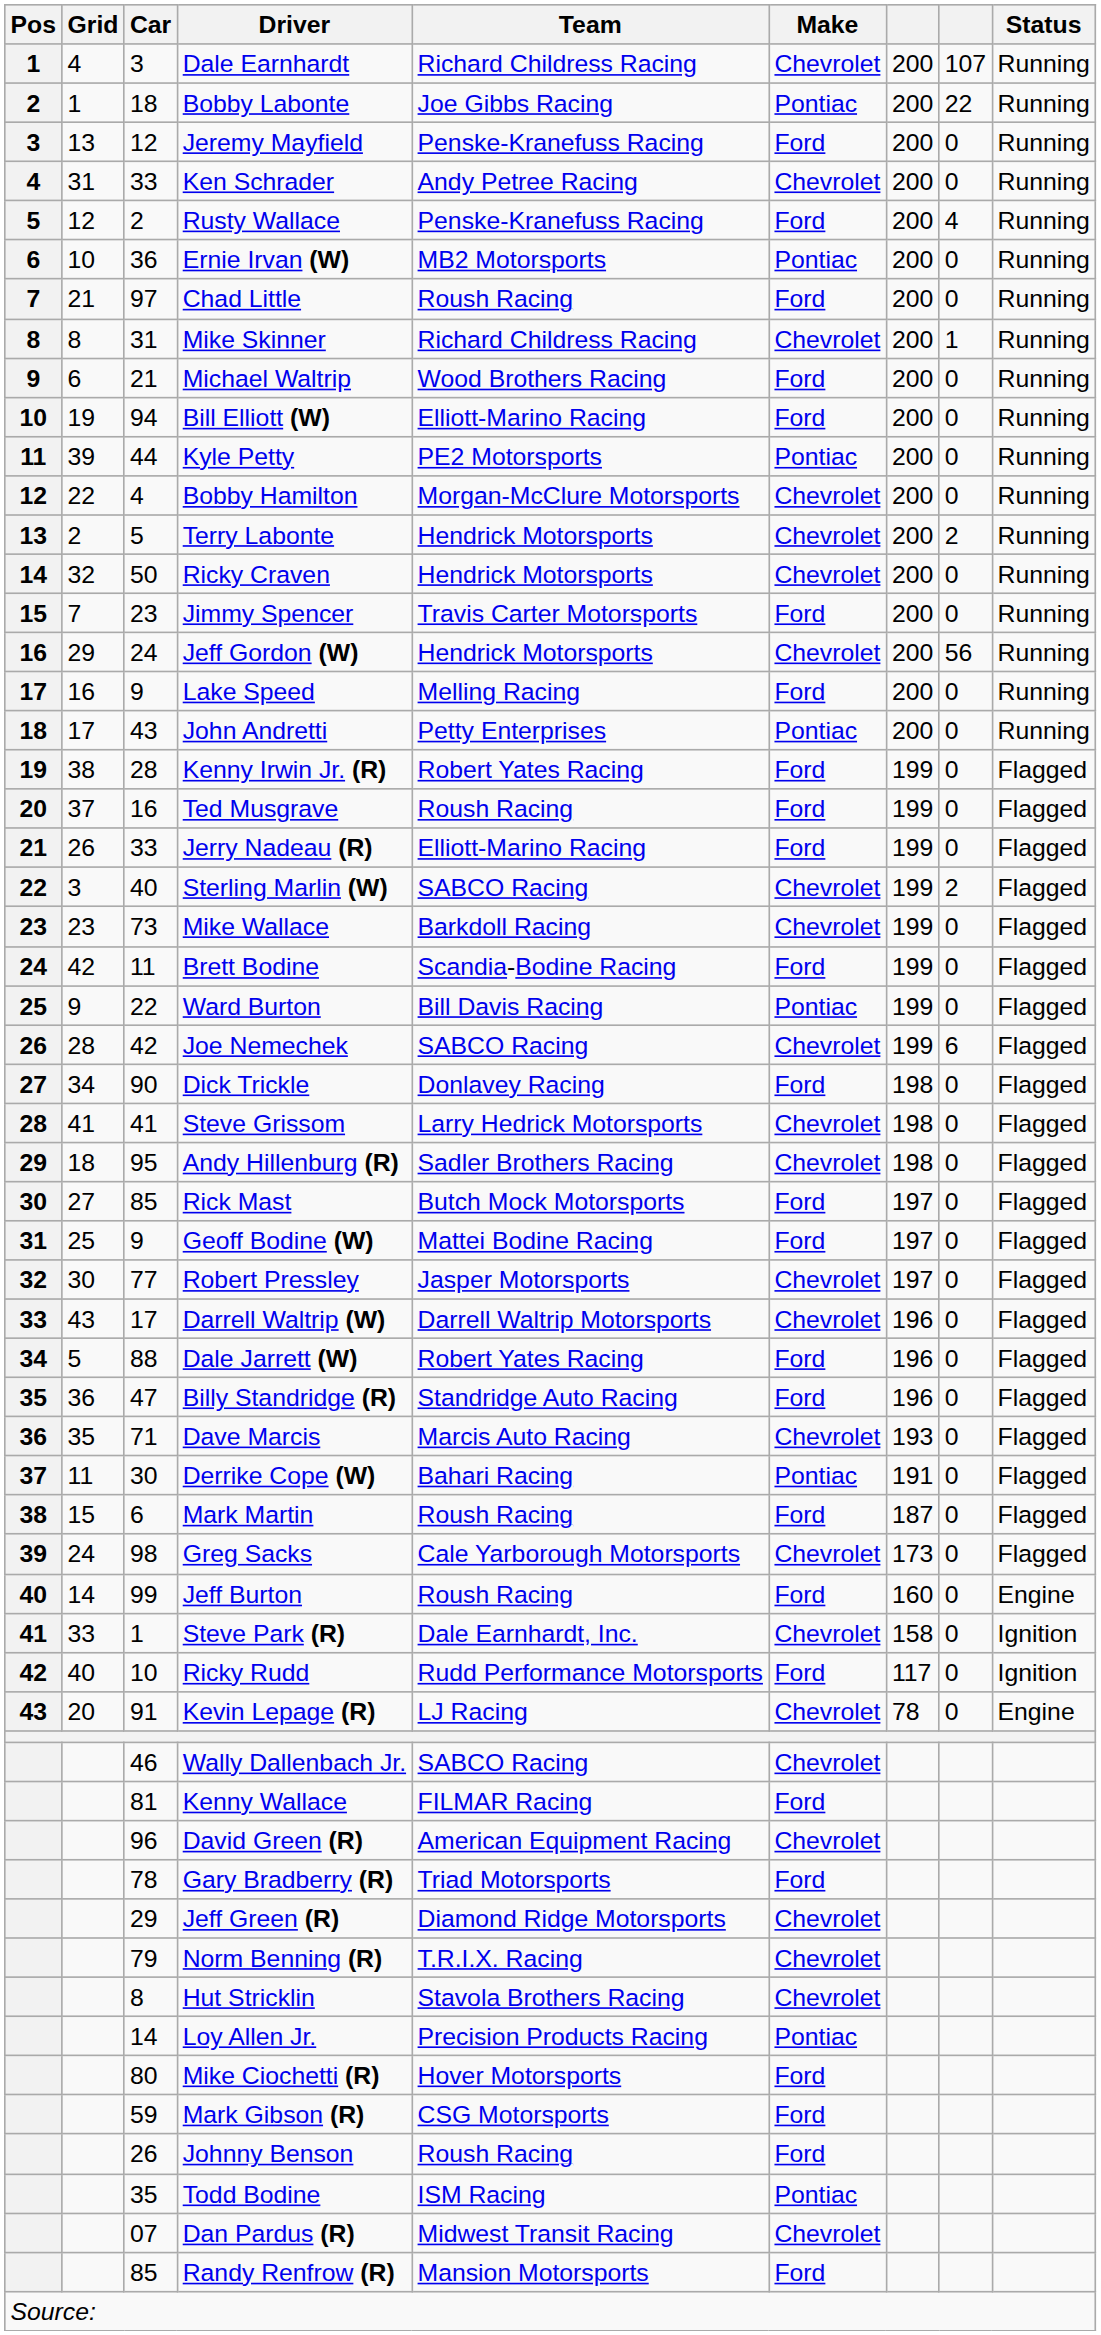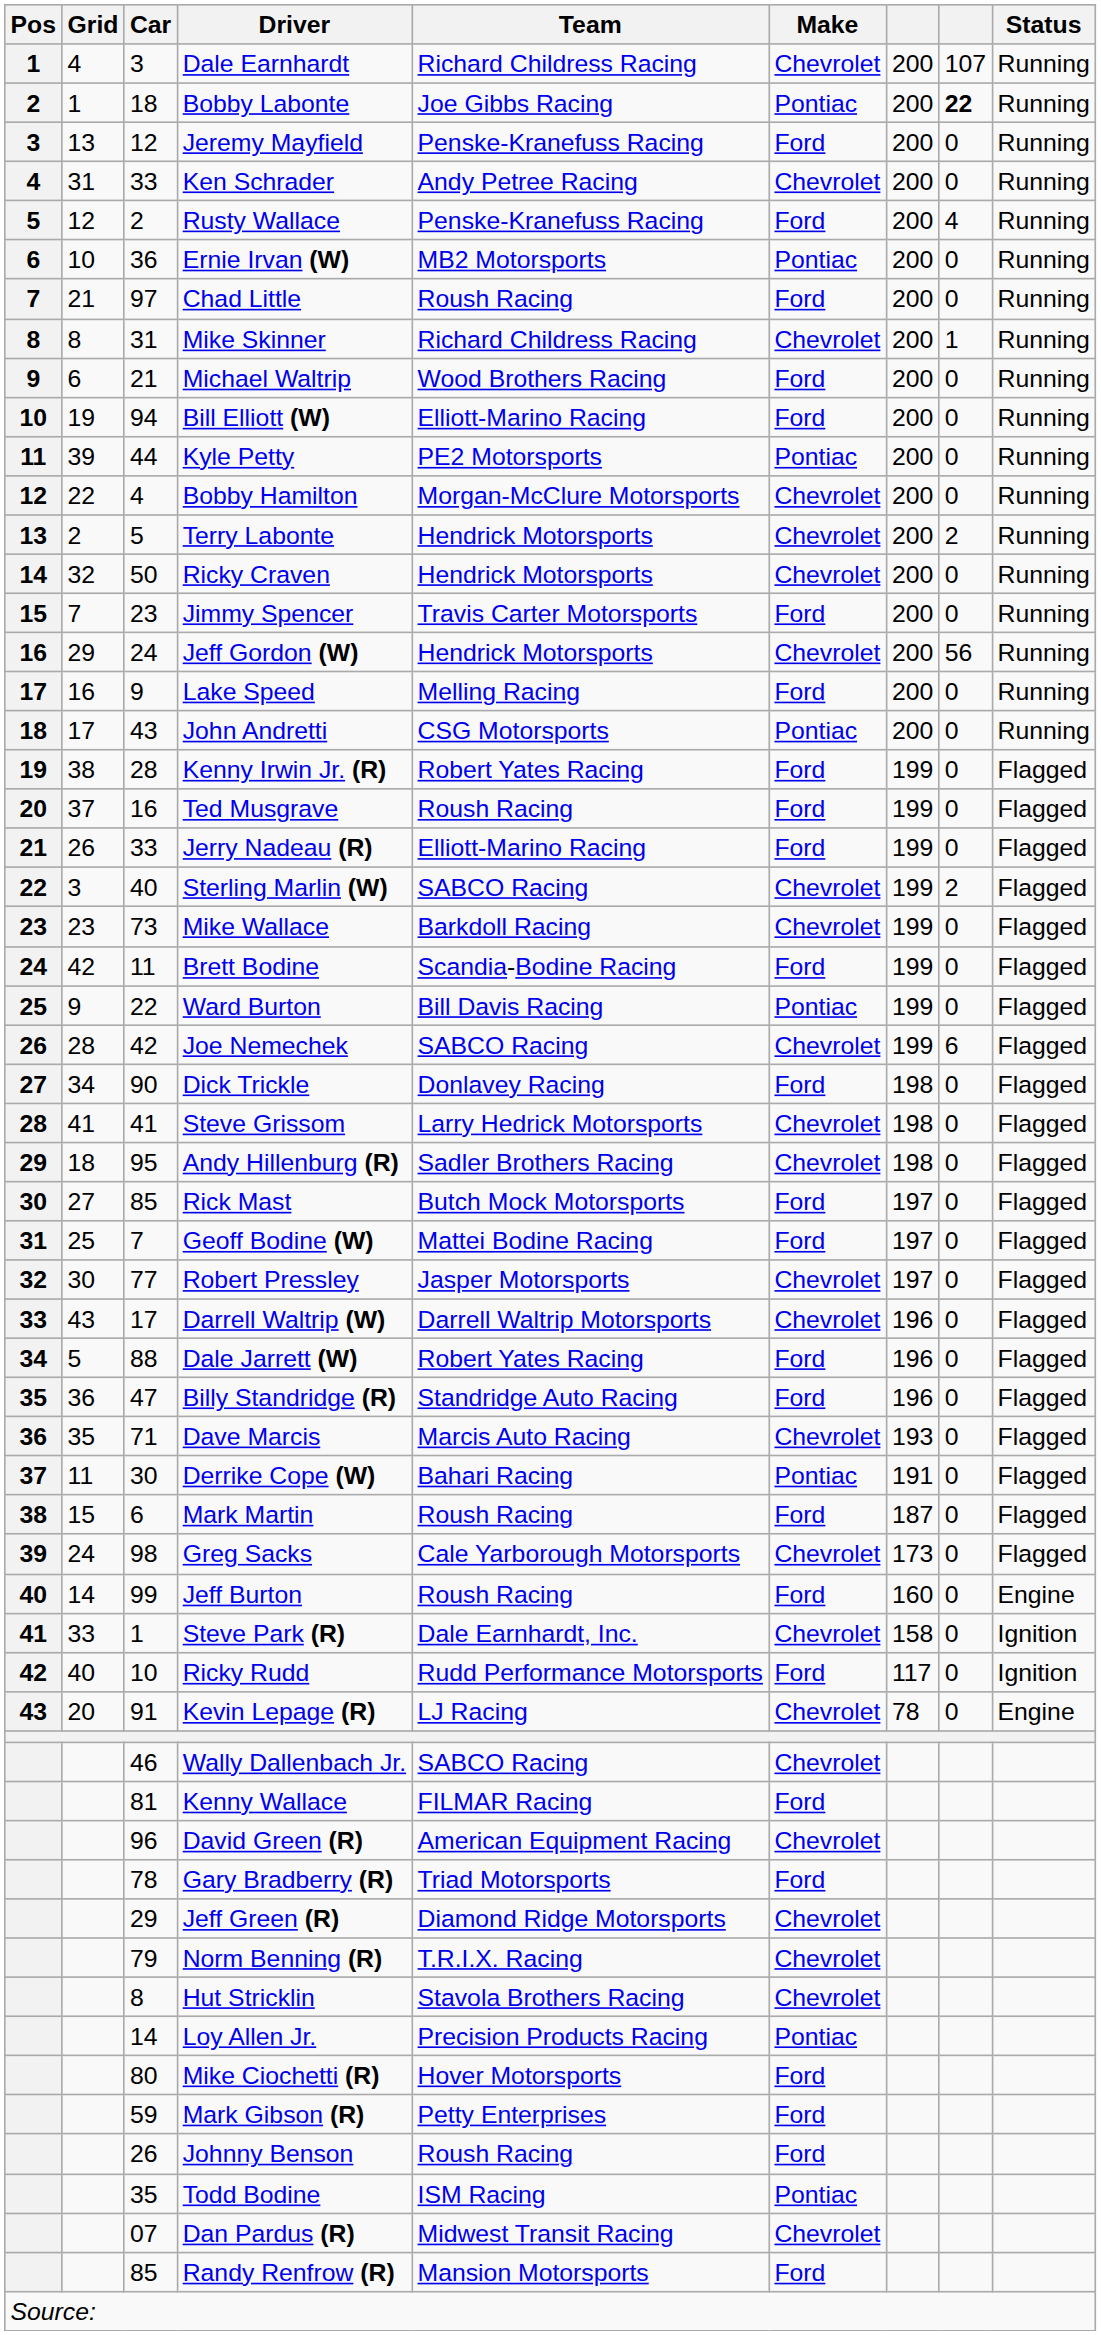(959, 103) normal -> (959, 103) bold
(512, 731) Petty Enterprises -> (513, 731) CSG Motorsports
(137, 1240) 9 -> (137, 1240) 7
(513, 2115) CSG Motorsports -> (512, 2115) Petty Enterprises
